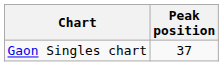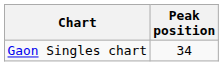(184, 51) 37 -> (184, 51) 34
